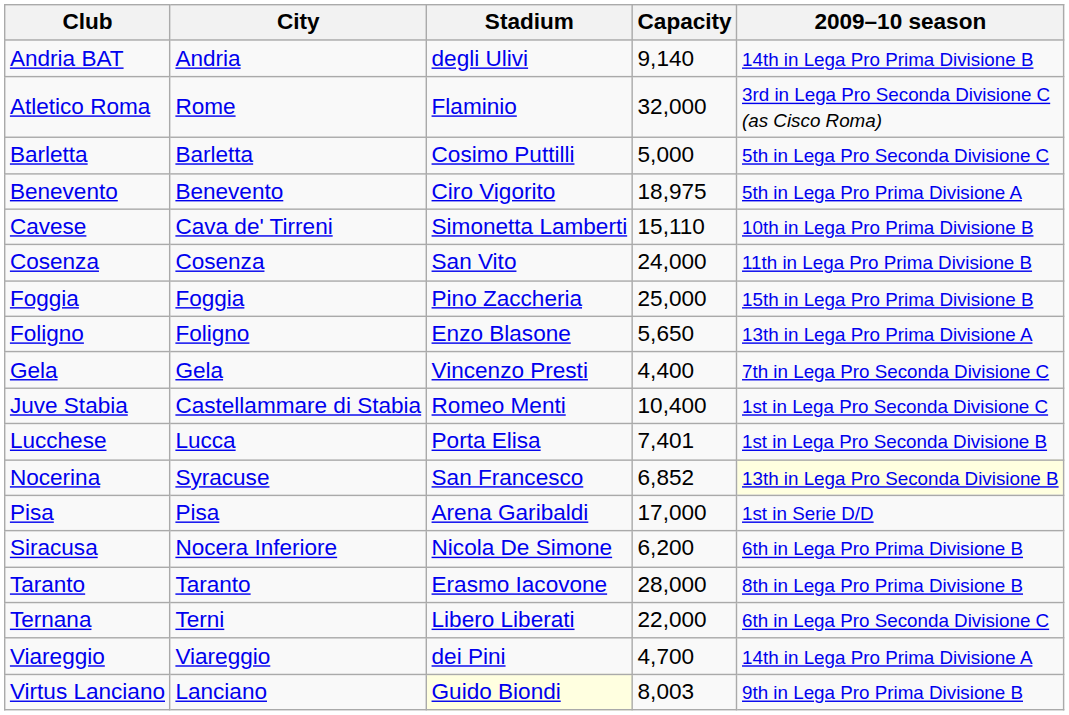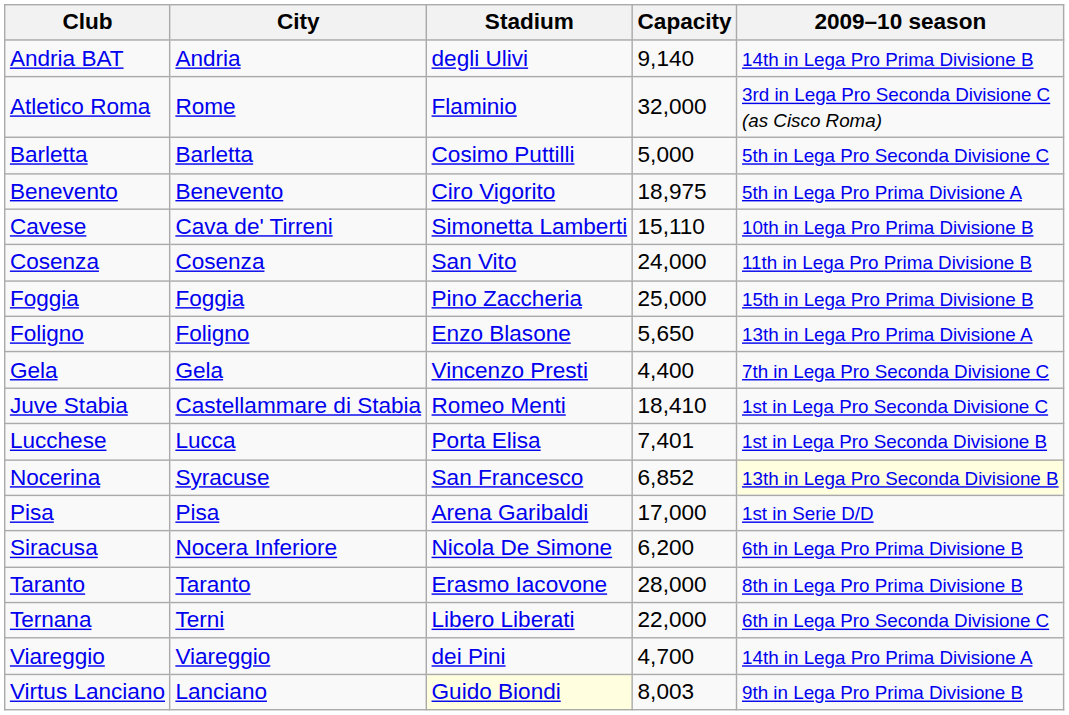(672, 405) 10,400 -> (672, 405) 18,410
